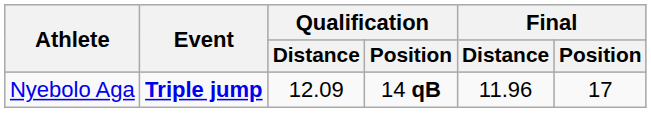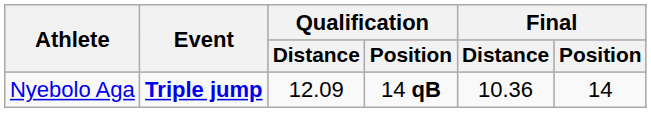(506, 90) 11.96 -> (506, 90) 10.36
(600, 90) 17 -> (600, 90) 14
